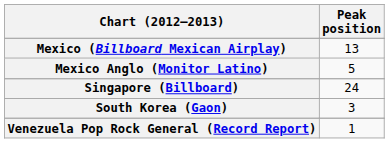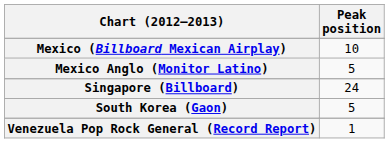(352, 48) 13 -> (352, 48) 10
(352, 108) 3 -> (352, 108) 5
